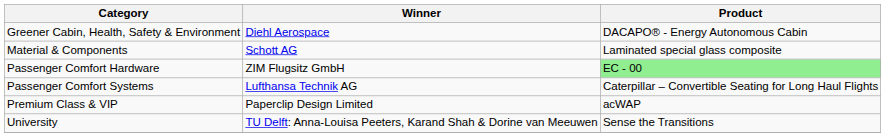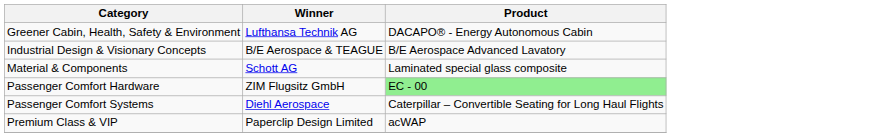(287, 31) Diehl Aerospace -> (301, 31) Lufthansa Technik AG
+ row: (106, 50)
(301, 86) Lufthansa Technik AG -> (287, 104) Diehl Aerospace
- row: (32, 123)
